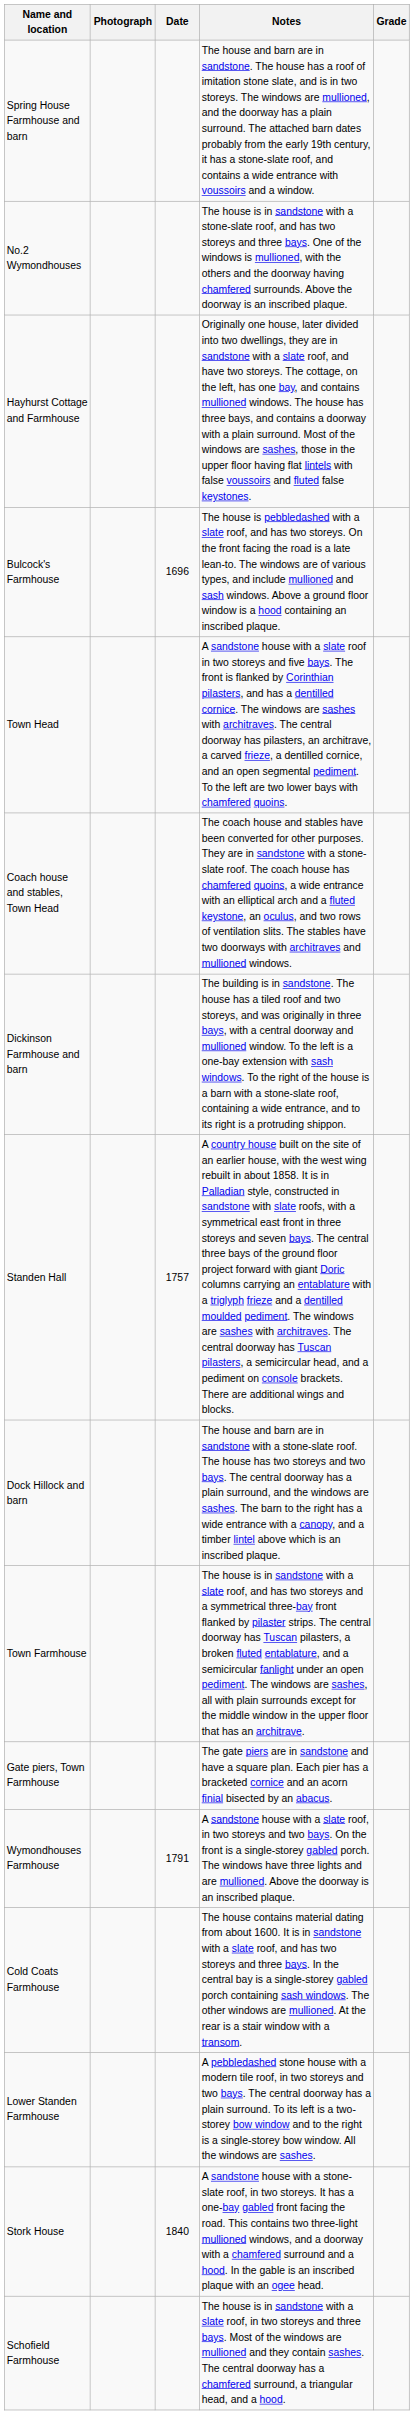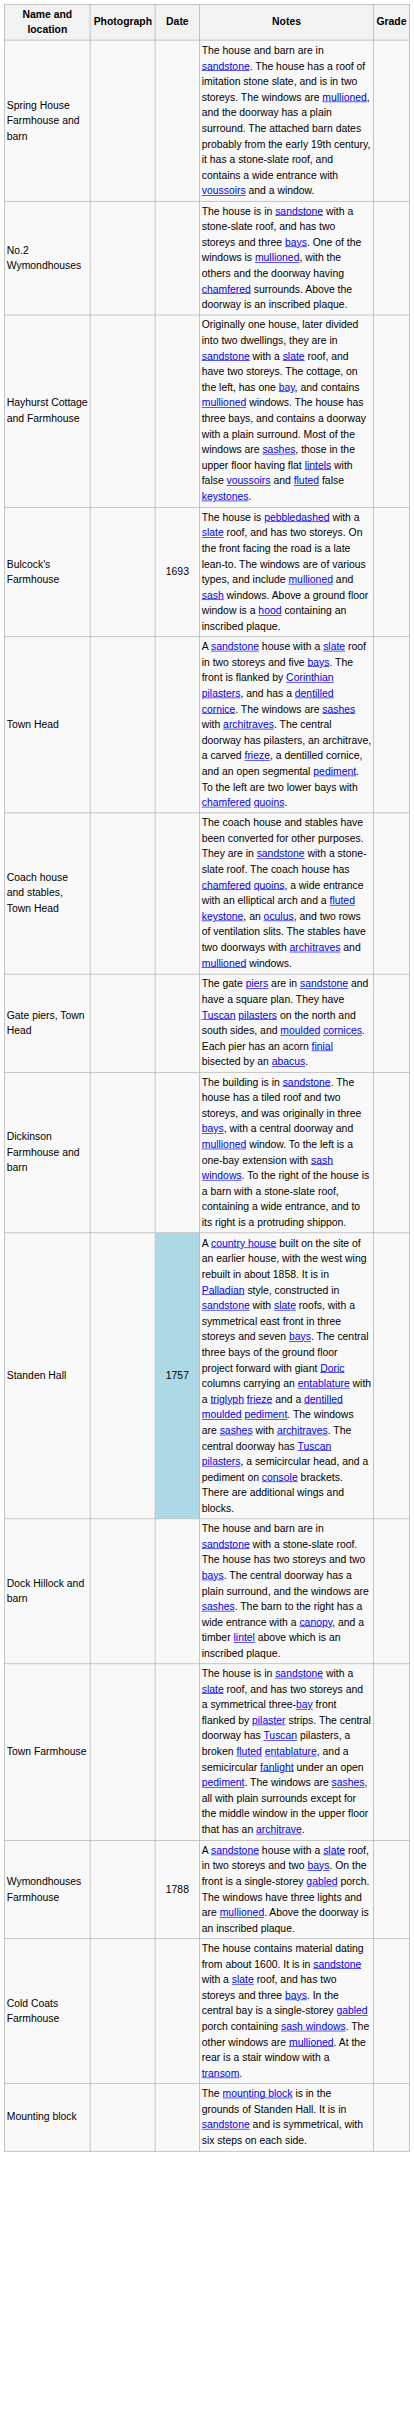(177, 572) 1696 -> (177, 572) 1693
+ row: (46, 1023)
(177, 1277) no background -> (177, 1376) lightblue background
- row: (46, 1775)
(177, 1858) 1791 -> (177, 1889) 1788
- row: (42, 2109)
+ row: (42, 2117)
- row: (35, 2231)
- row: (33, 2353)
